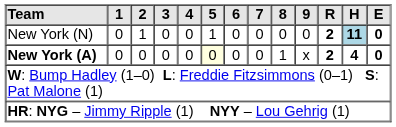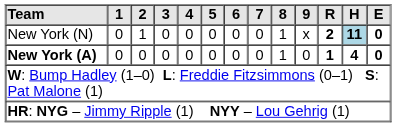(213, 34) 1 -> (213, 34) 0
(283, 34) 0 -> (283, 34) 1
(306, 34) 0 -> (306, 34) x
(213, 55) lightyellow background -> (213, 55) no background
(306, 55) x -> (306, 55) 0
(330, 55) 2 -> (330, 55) 1
